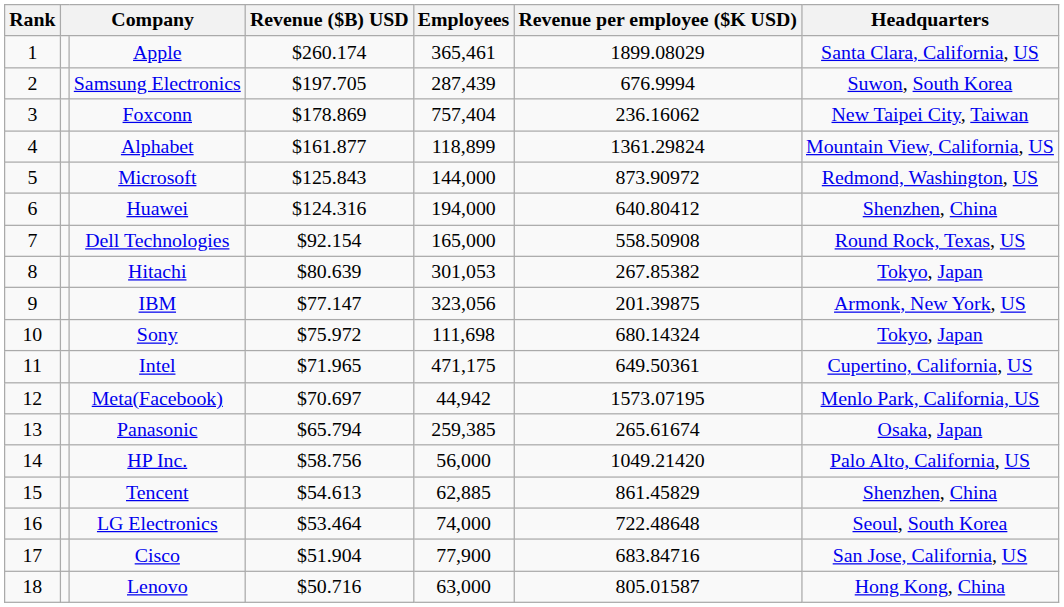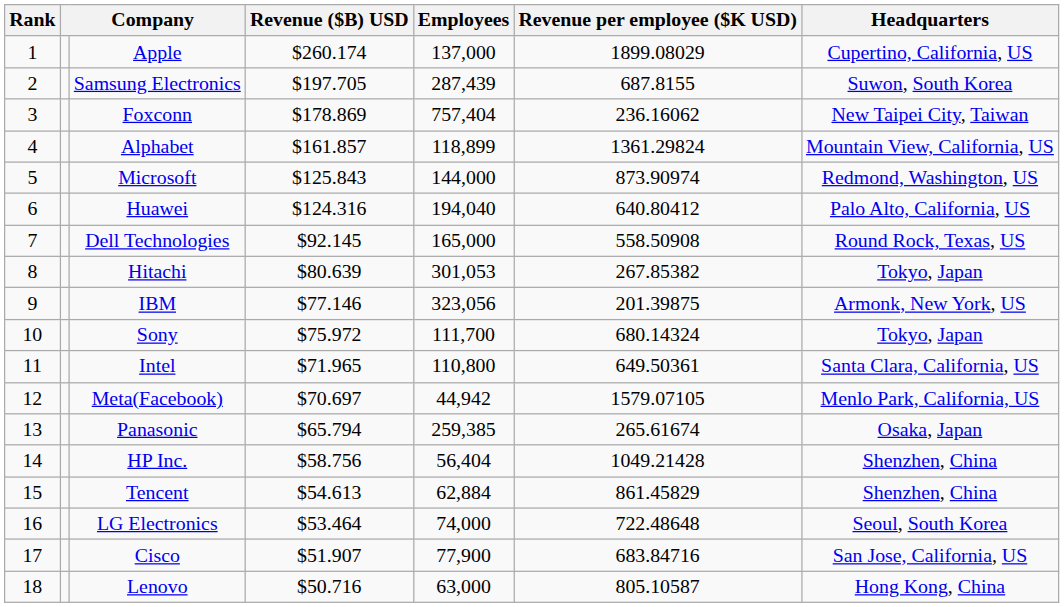(464, 51) 365,461 -> (464, 51) 137,000
(930, 51) Santa Clara, California, US -> (930, 51) Cupertino, California, US
(658, 83) 676.9994 -> (658, 83) 687.8155
(329, 146) $161.877 -> (329, 146) $161.857
(658, 177) 873.90972 -> (658, 177) 873.90974
(464, 209) 194,000 -> (464, 209) 194,040
(930, 209) Shenzhen, China -> (930, 209) Palo Alto, California, US
(329, 240) $92.154 -> (329, 240) $92.145
(329, 303) $77.147 -> (329, 303) $77.146
(464, 334) 111,698 -> (464, 334) 111,700
(464, 366) 471,175 -> (464, 366) 110,800
(930, 366) Cupertino, California, US -> (930, 366) Santa Clara, California, US
(658, 397) 1573.07195 -> (658, 397) 1579.07105
(464, 460) 56,000 -> (464, 460) 56,404
(658, 460) 1049.21420 -> (658, 460) 1049.21428
(930, 460) Palo Alto, California, US -> (930, 460) Shenzhen, China
(464, 492) 62,885 -> (464, 492) 62,884
(329, 555) $51.904 -> (329, 555) $51.907
(658, 586) 805.01587 -> (658, 586) 805.10587
